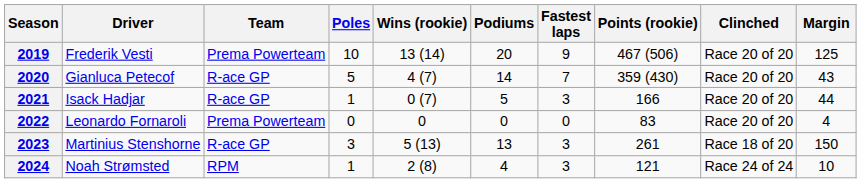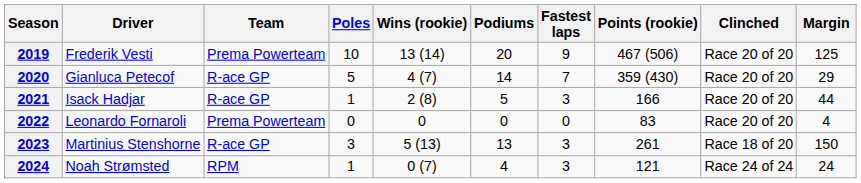(826, 76) 43 -> (826, 76) 29
(422, 99) 0 (7) -> (422, 99) 2 (8)
(422, 166) 2 (8) -> (422, 166) 0 (7)
(826, 166) 10 -> (826, 166) 24
